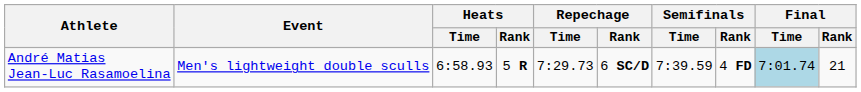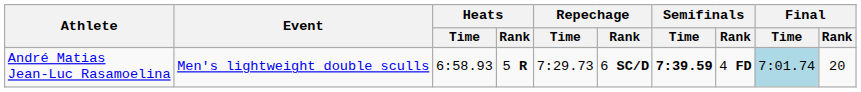(684, 67) normal -> (684, 67) bold
(837, 67) 21 -> (837, 67) 20
